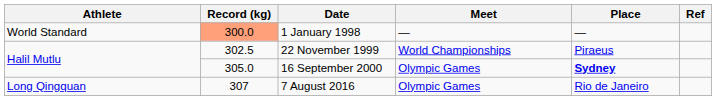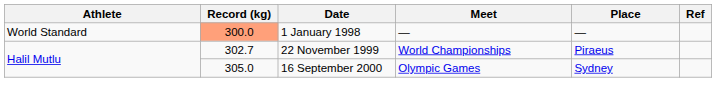(239, 50) 302.5 -> (239, 50) 302.7
(595, 68) bold -> (594, 68) normal
- row: (318, 87)
